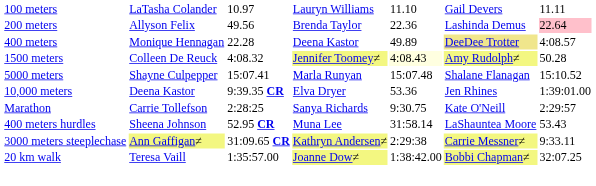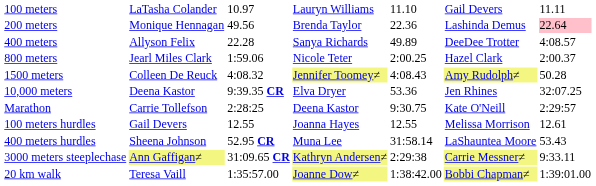(162, 25) Allyson Felix -> (177, 25) Monique Hennagan
(177, 42) Monique Hennagan -> (162, 42) Allyson Felix
(326, 42) Deena Kastor -> (330, 42) Sanya Richards
(482, 42) khaki background -> (482, 42) no background
+ row: (31, 58)
(408, 58) lightyellow background -> (408, 75) no background
- row: (34, 75)
(565, 91) 1:39:01.00 -> (561, 91) 32:07.25
(330, 108) Sanya Richards -> (326, 108) Deena Kastor
+ row: (50, 124)
(561, 157) 32:07.25 -> (565, 174) 1:39:01.00
